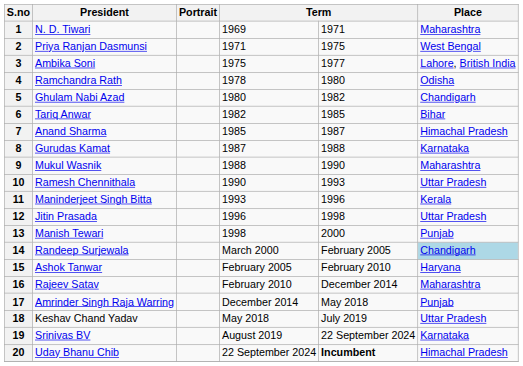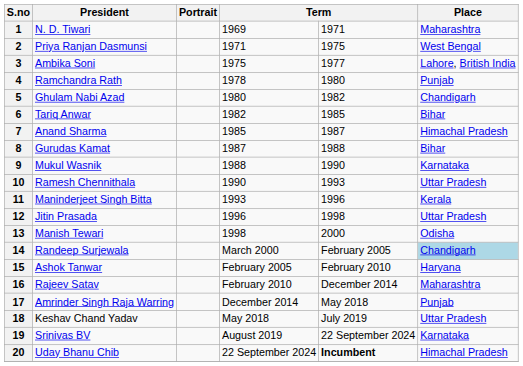(437, 81) Odisha -> (437, 81) Punjab
(445, 149) Karnataka -> (433, 149) Bihar
(450, 166) Maharashtra -> (445, 166) Karnataka
(437, 234) Punjab -> (437, 234) Odisha
